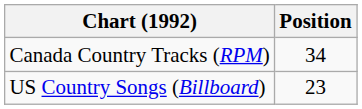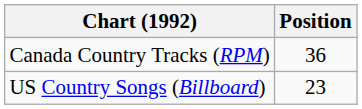(315, 54) 34 -> (315, 54) 36
